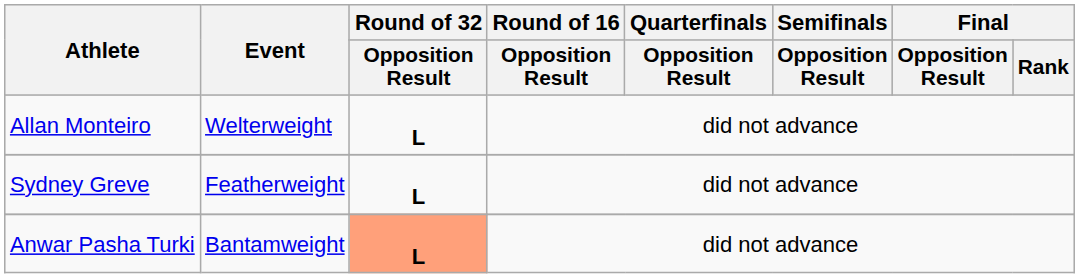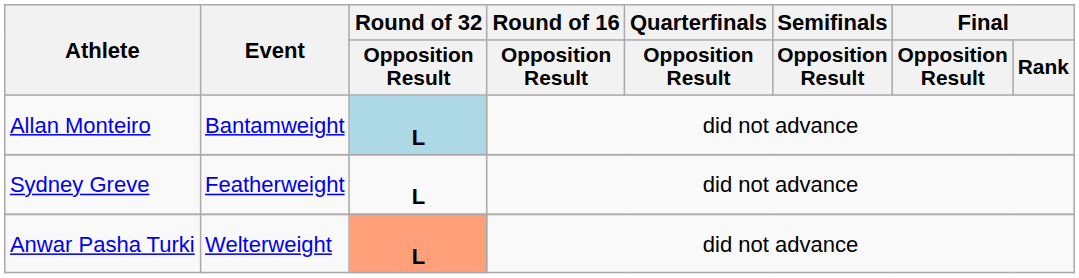(268, 125) Welterweight -> (275, 125) Bantamweight
(419, 138) no background -> (419, 138) lightblue background
(275, 244) Bantamweight -> (268, 244) Welterweight
